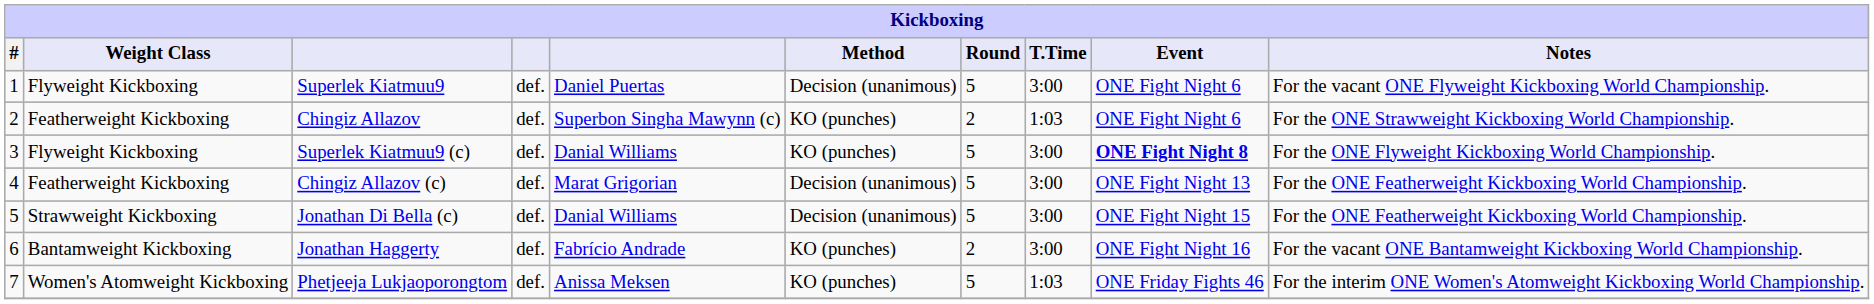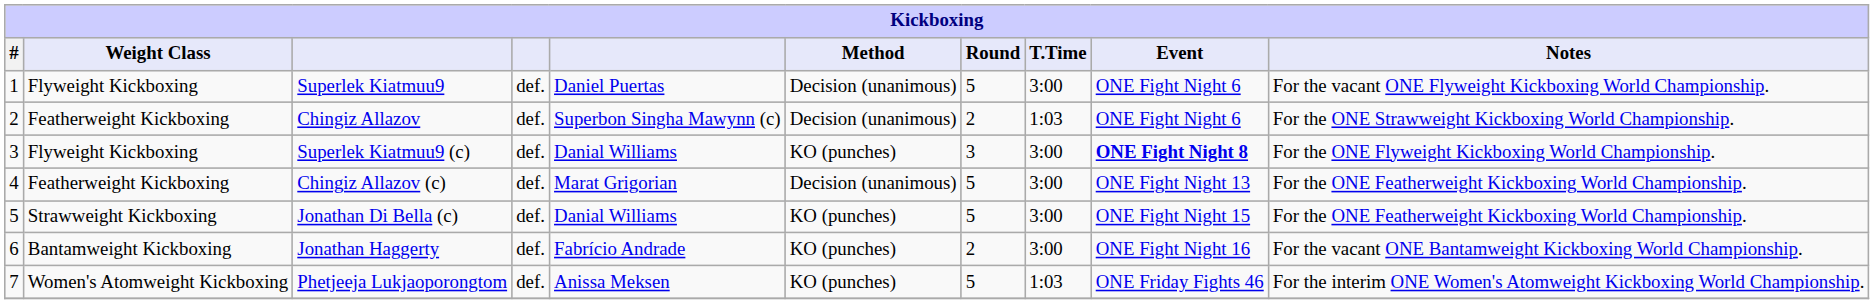(843, 118) KO (punches) -> (873, 118) Decision (unanimous)
(970, 151) 5 -> (970, 151) 3
(873, 216) Decision (unanimous) -> (843, 216) KO (punches)
